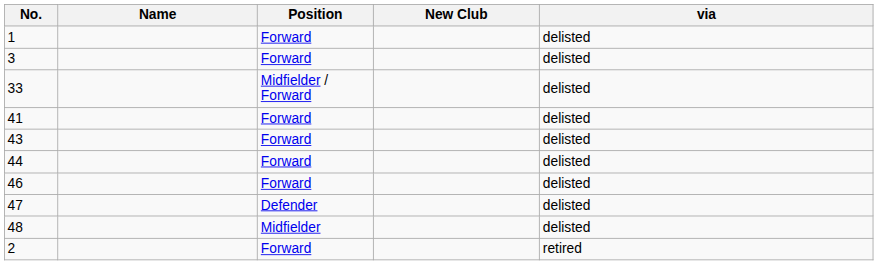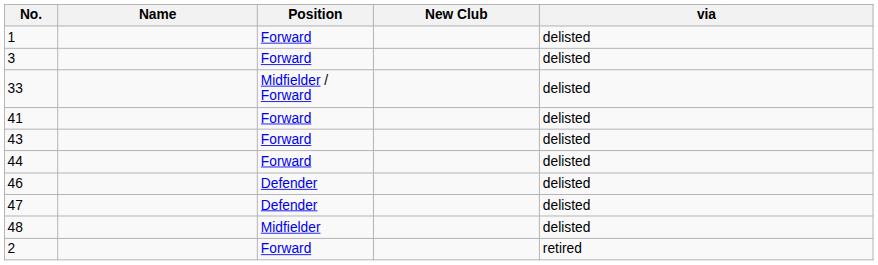(286, 183) Forward -> (289, 183) Defender
